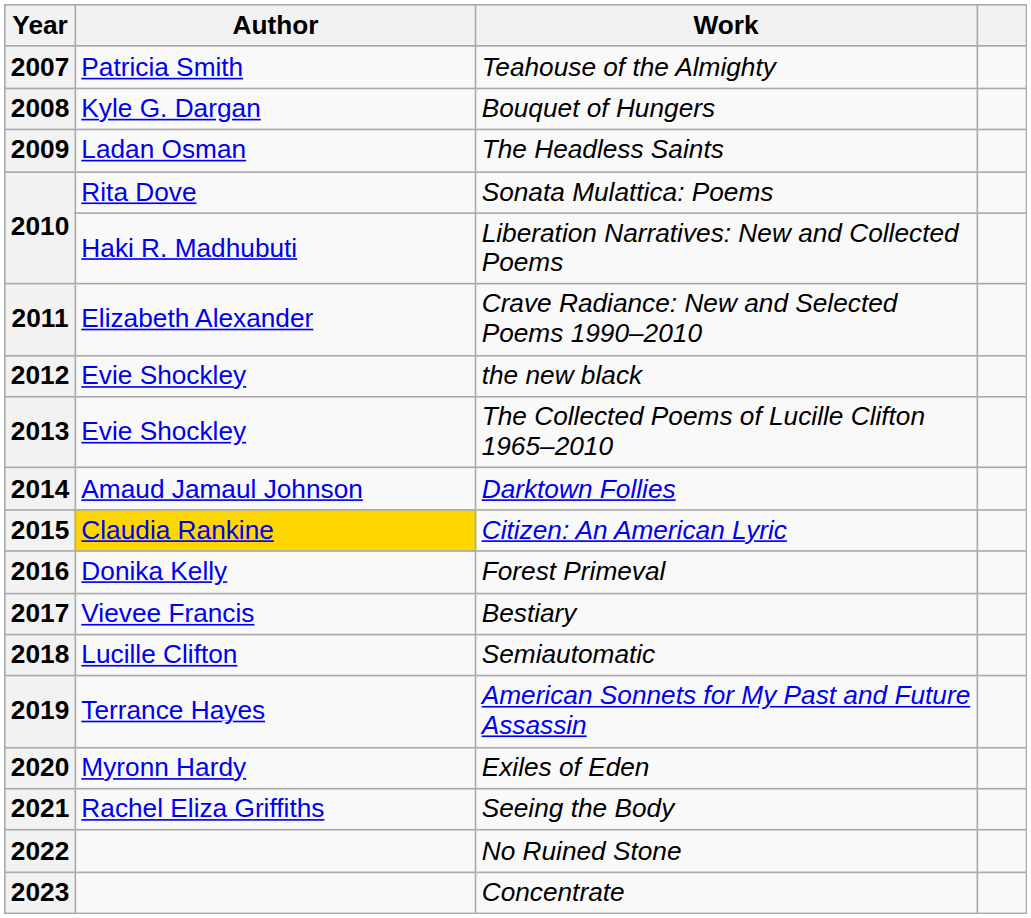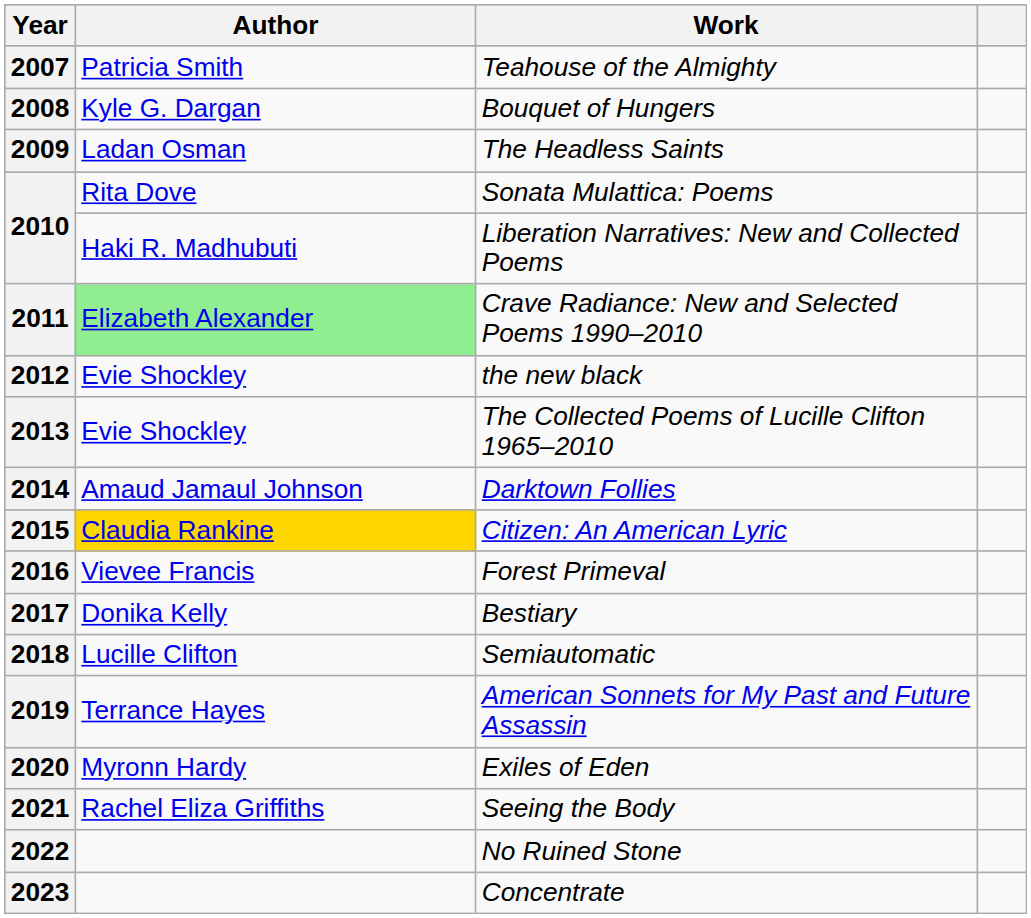(197, 319) no background -> (197, 319) lightgreen background
(154, 571) Donika Kelly -> (168, 571) Vievee Francis
(168, 613) Vievee Francis -> (154, 613) Donika Kelly
